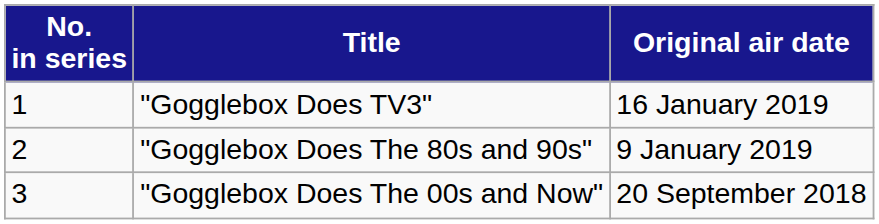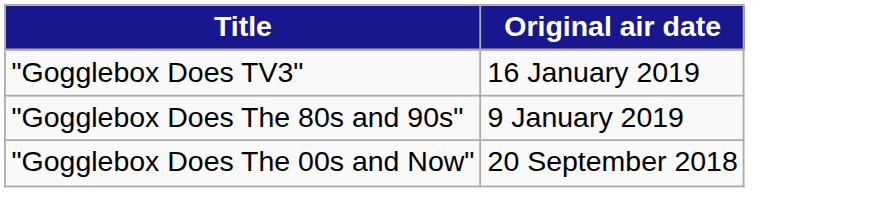- column: (69, 43)
